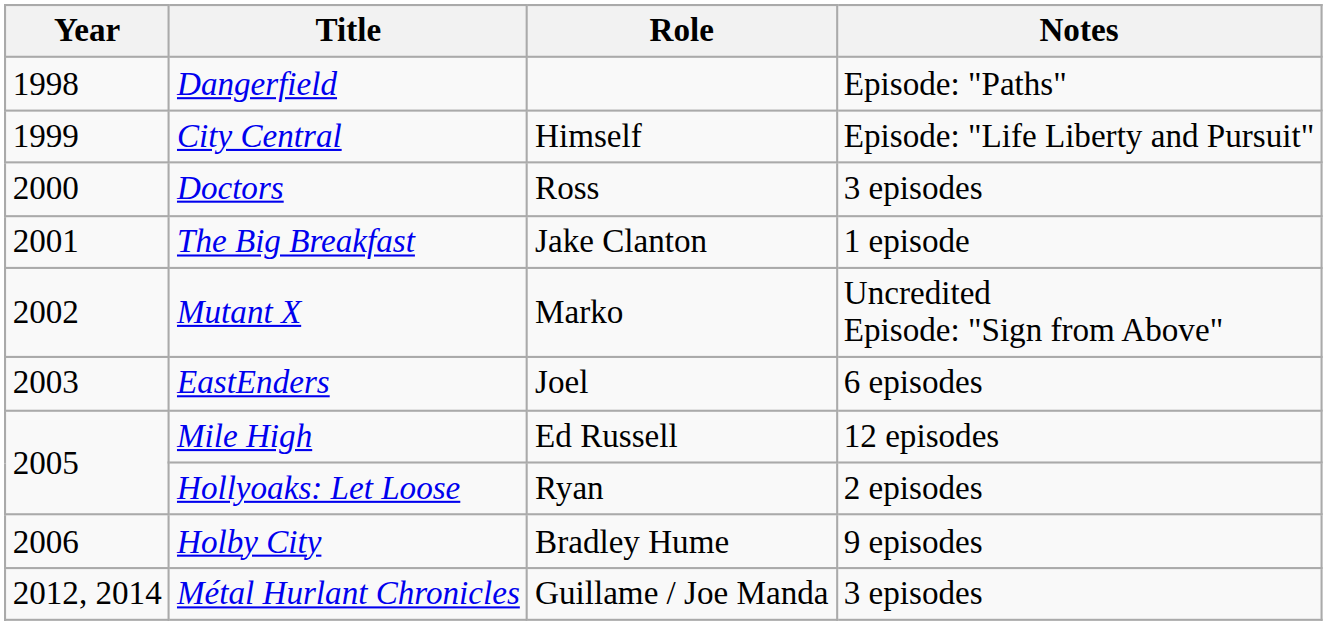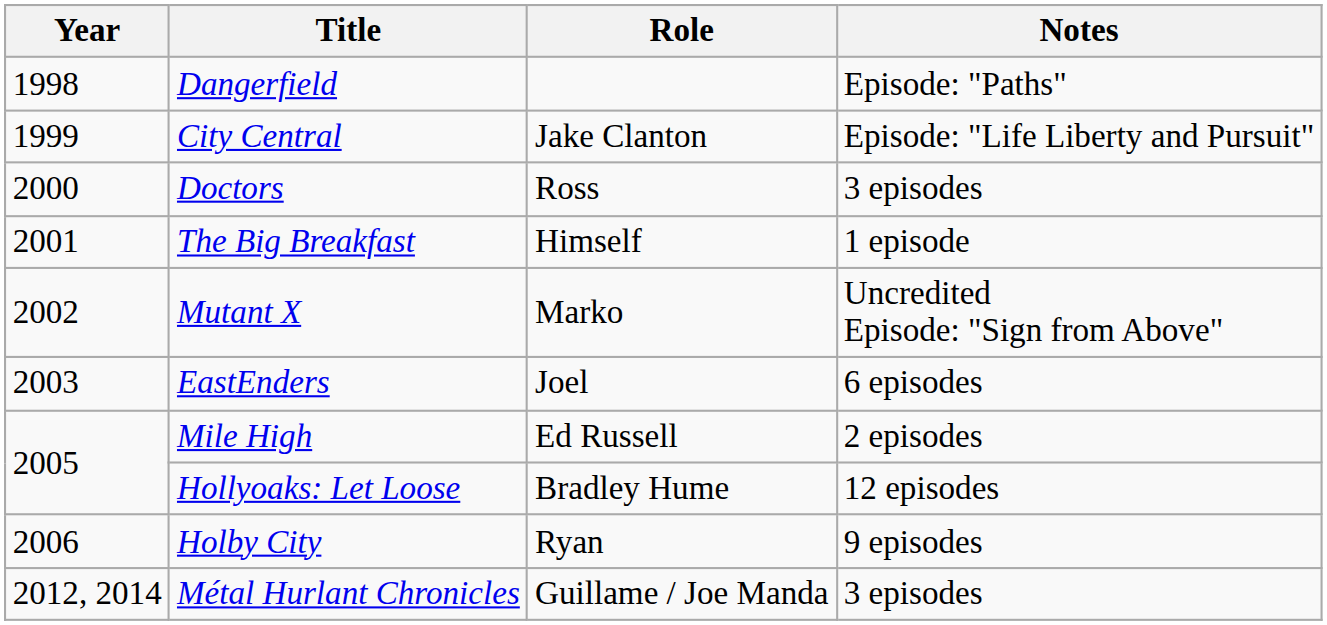(588, 135) Himself -> (621, 135) Jake Clanton
(621, 240) Jake Clanton -> (588, 240) Himself
(922, 435) 12 episodes -> (913, 435) 2 episodes
(569, 488) Ryan -> (632, 488) Bradley Hume
(913, 488) 2 episodes -> (922, 488) 12 episodes
(632, 540) Bradley Hume -> (569, 540) Ryan
